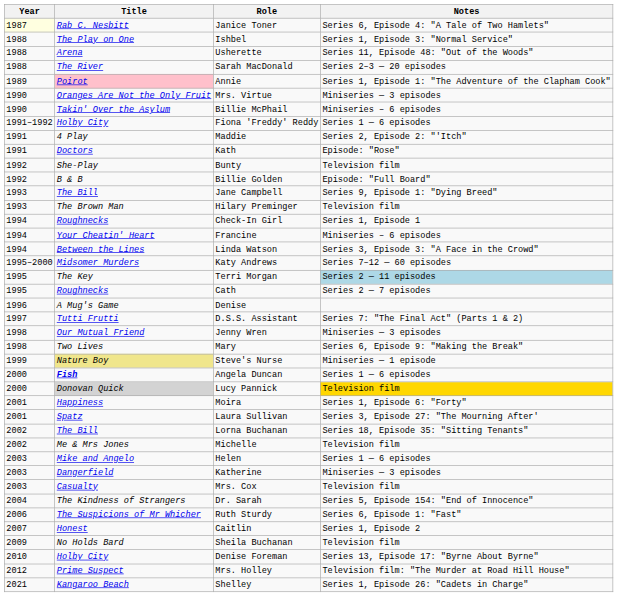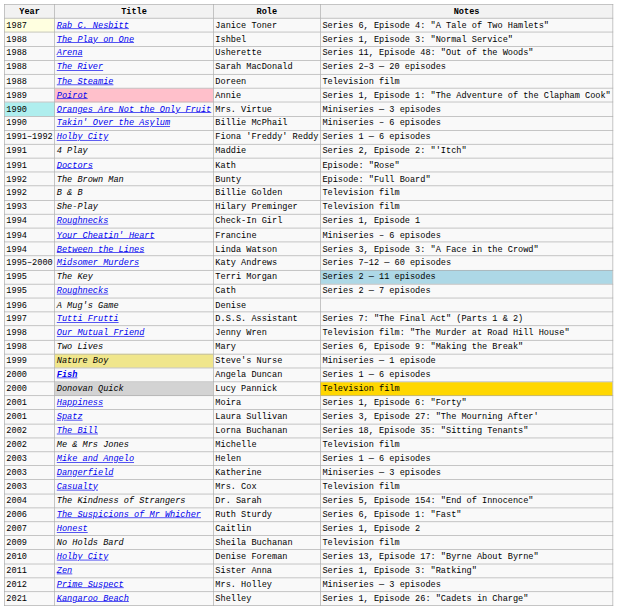+ row: (231, 81)
(17, 95) no background -> (17, 109) paleturquoise background
(77, 165) She-Play -> (90, 179) The Brown Man
(361, 165) Television film -> (376, 179) Episode: "Full Board"
(376, 179) Episode: "Full Board" -> (361, 193) Television film
- row: (249, 193)
(90, 207) The Brown Man -> (77, 207) She-Play
(382, 333) Miniseries — 3 episodes -> (446, 333) Television film: "The Murder at Road Hill House"
+ row: (244, 571)
(446, 571) Television film: "The Murder at Road Hill House" -> (382, 585) Miniseries — 3 episodes
